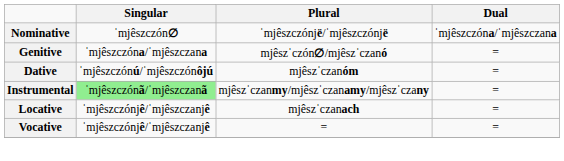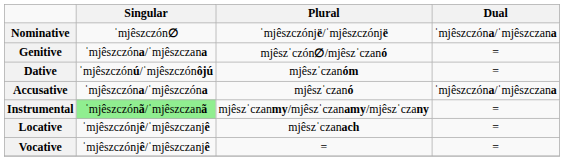+ row: (40, 90)
